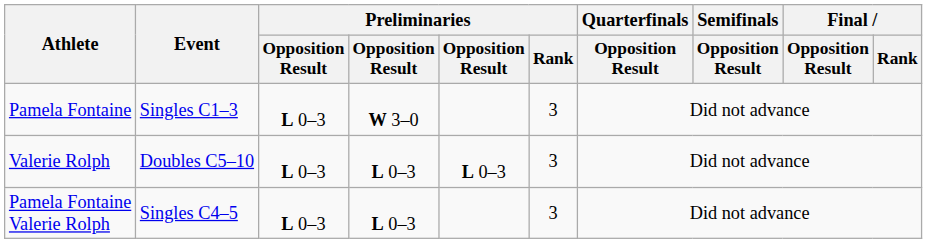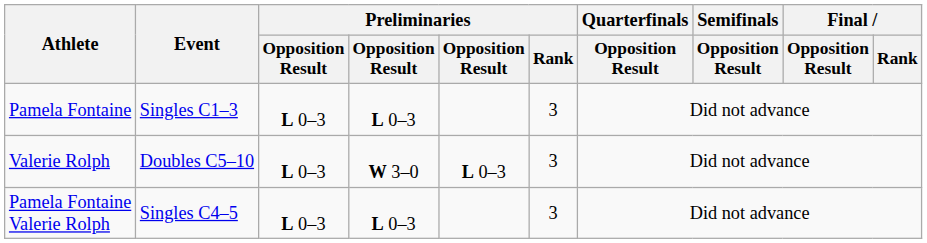(394, 120) W 3–0 -> (394, 120) L 0–3
(394, 172) L 0–3 -> (394, 172) W 3–0
